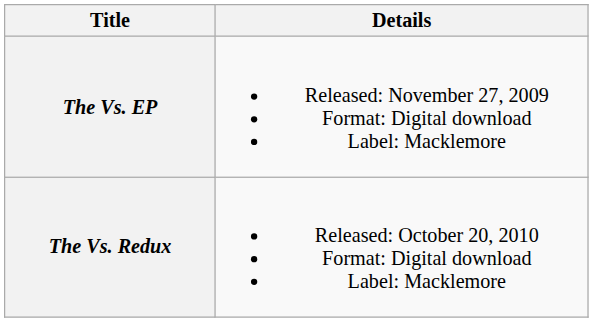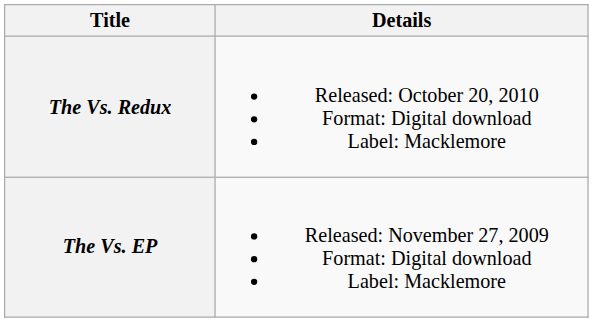rows swapped: (110, 106) <-> (110, 246)
